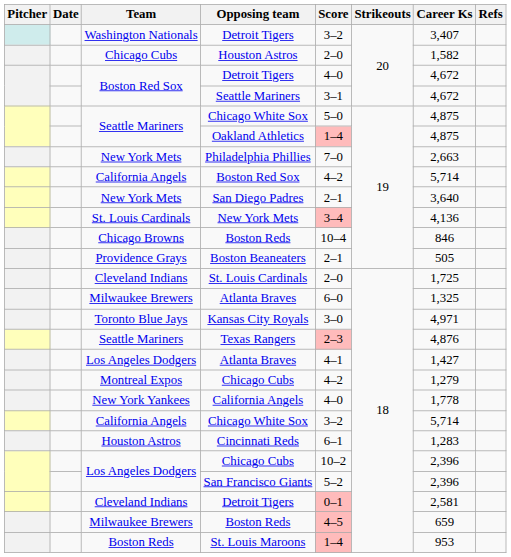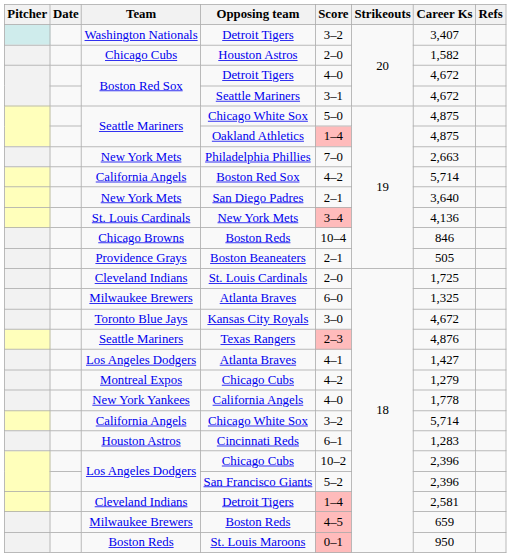(445, 319) 4,971 -> (445, 319) 4,672
(333, 501) 0–1 -> (333, 501) 1–4
(333, 542) 1–4 -> (333, 542) 0–1
(445, 542) 953 -> (445, 542) 950
